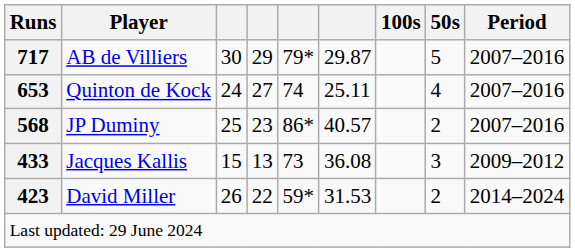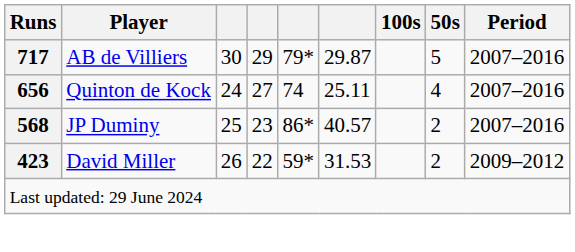(33, 91) 653 -> (33, 91) 656
- row: (127, 160)
(517, 195) 2014–2024 -> (517, 160) 2009–2012
